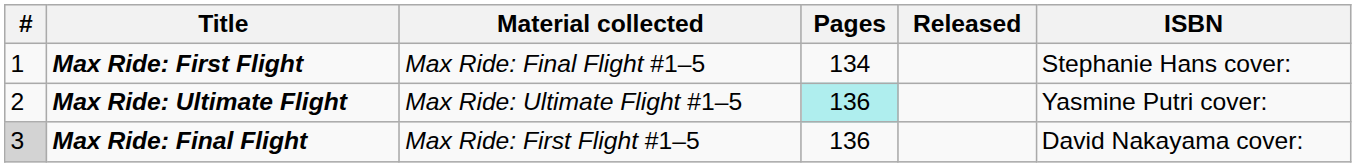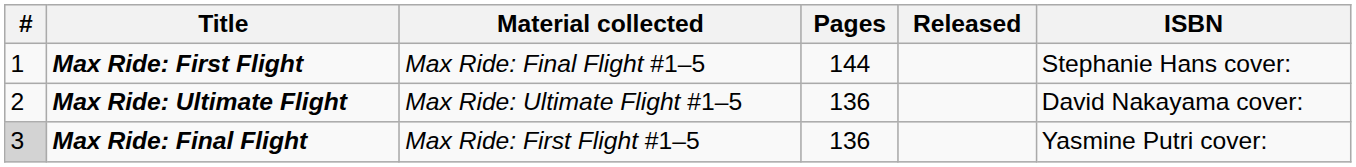(850, 63) 134 -> (850, 63) 144
(850, 102) paleturquoise background -> (850, 102) no background
(1155, 102) Yasmine Putri cover: -> (1173, 102) David Nakayama cover:
(1173, 141) David Nakayama cover: -> (1155, 141) Yasmine Putri cover:
